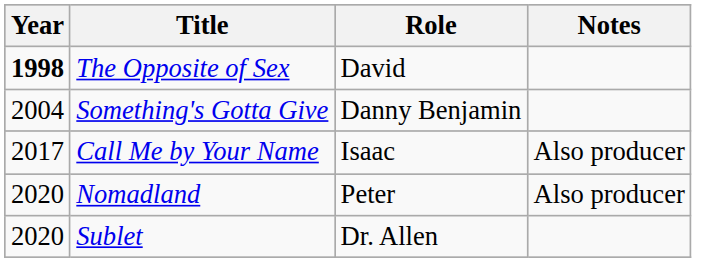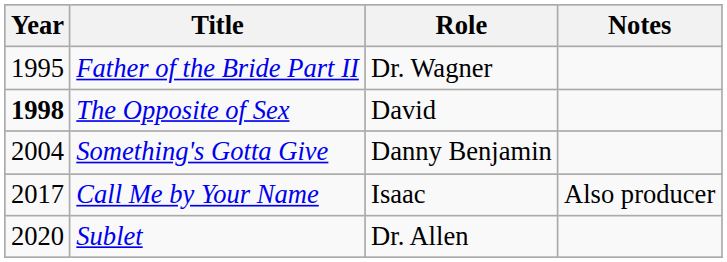+ row: (218, 67)
- row: (138, 194)
